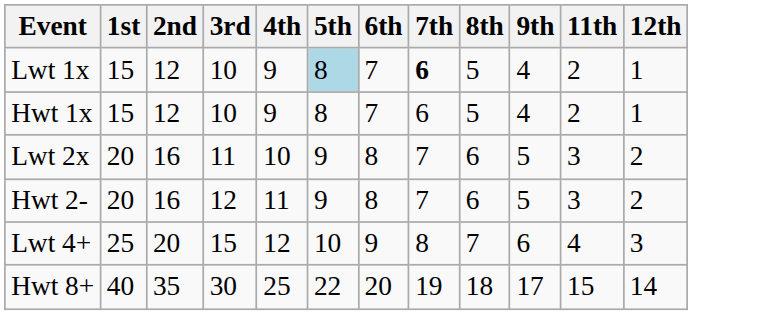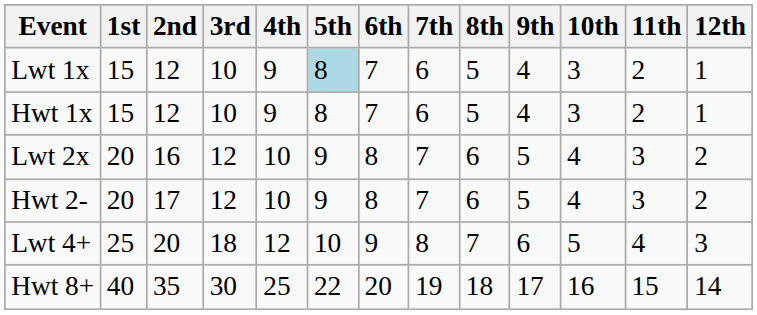+ column: (593, 26)
(422, 69) bold -> (422, 69) normal
(223, 156) 11 -> (223, 156) 12
(167, 199) 16 -> (167, 199) 17
(276, 199) 11 -> (277, 199) 10
(223, 243) 15 -> (223, 243) 18
